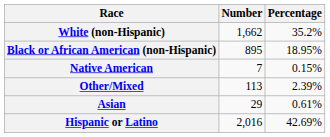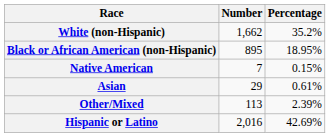rows swapped: (112, 104) <-> (112, 86)
